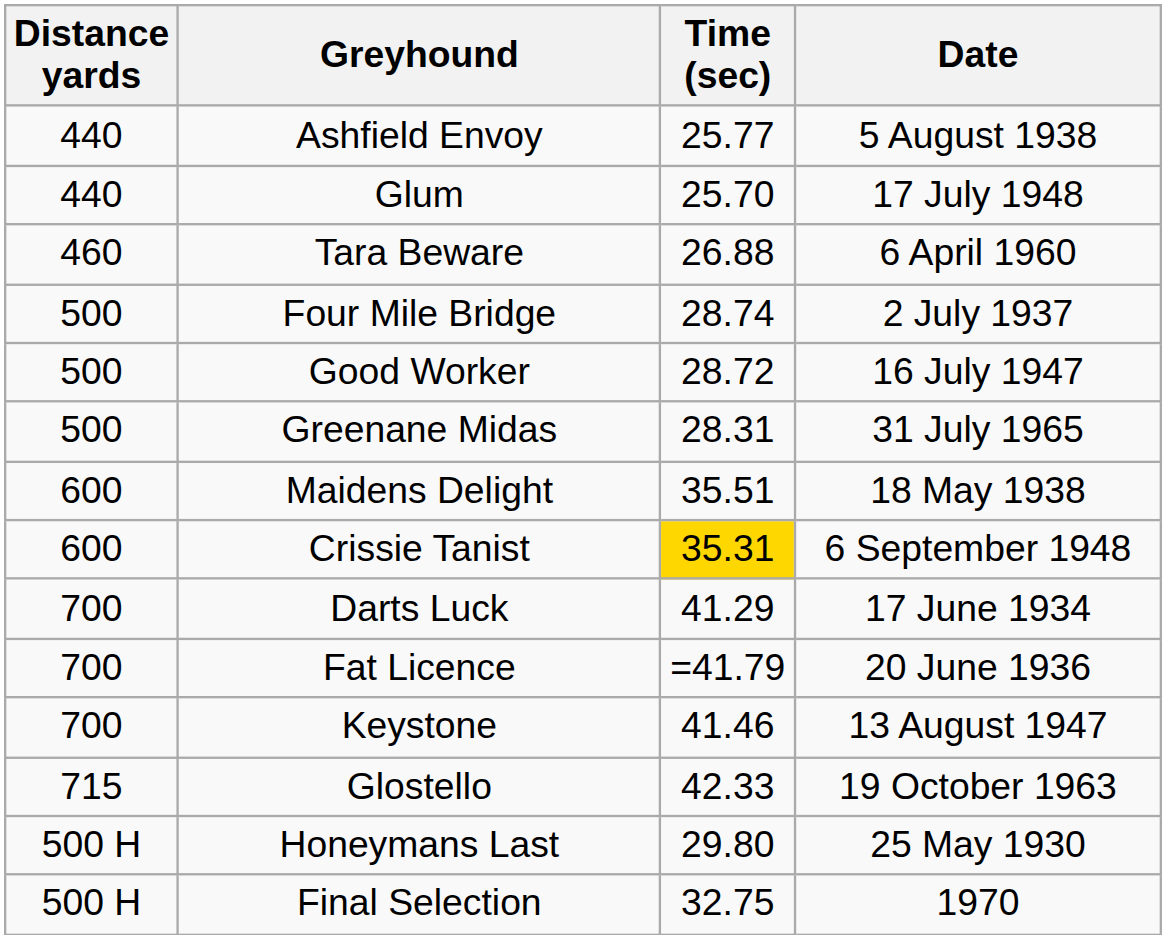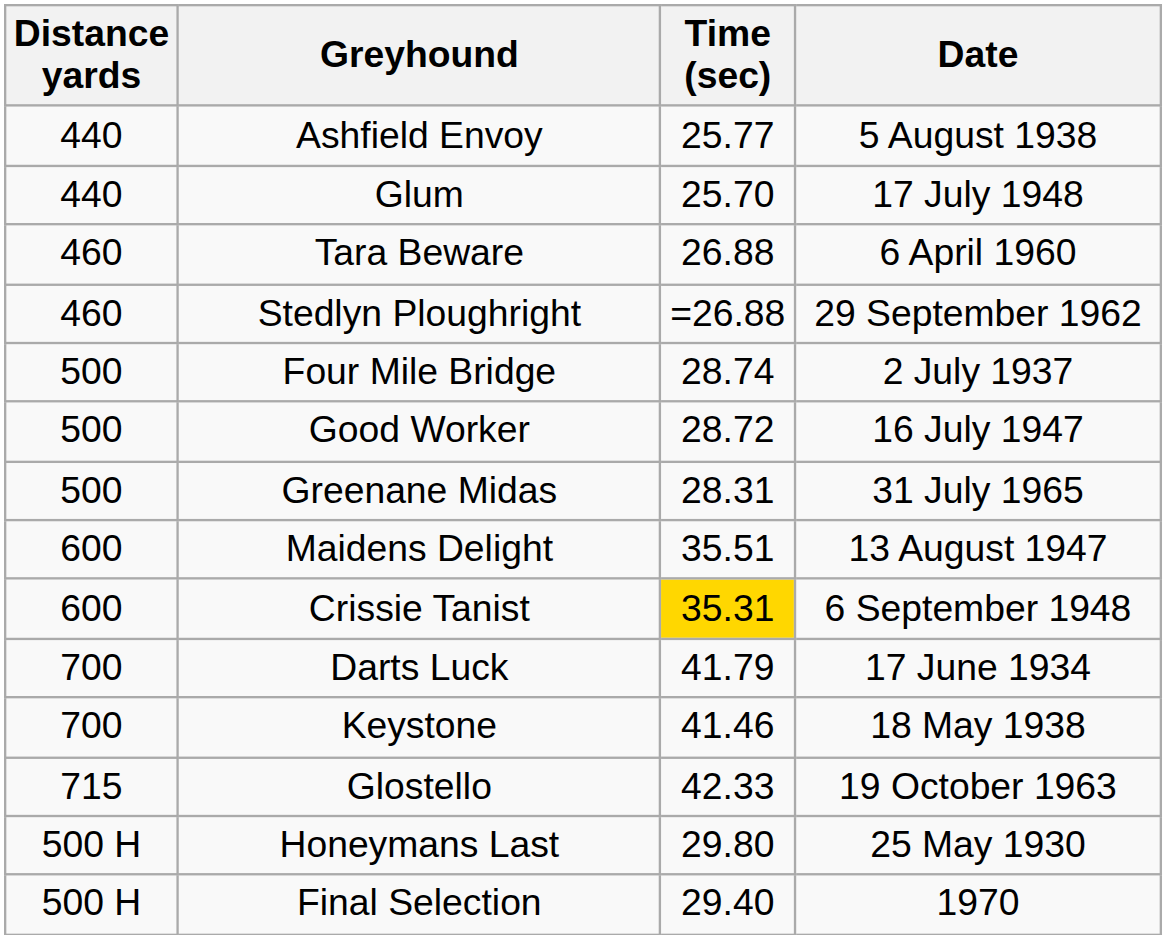+ row: (419, 312)
(978, 489) 18 May 1938 -> (978, 548) 13 August 1947
(728, 608) 41.29 -> (728, 667) 41.79
- row: (419, 667)
(978, 726) 13 August 1947 -> (978, 726) 18 May 1938
(728, 903) 32.75 -> (728, 903) 29.40
